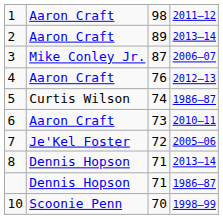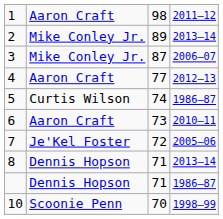(72, 36) Aaron Craft -> (87, 36) Mike Conley Jr.
(159, 78) 76 -> (159, 78) 77
